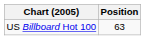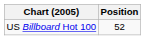(120, 27) 63 -> (120, 27) 52
